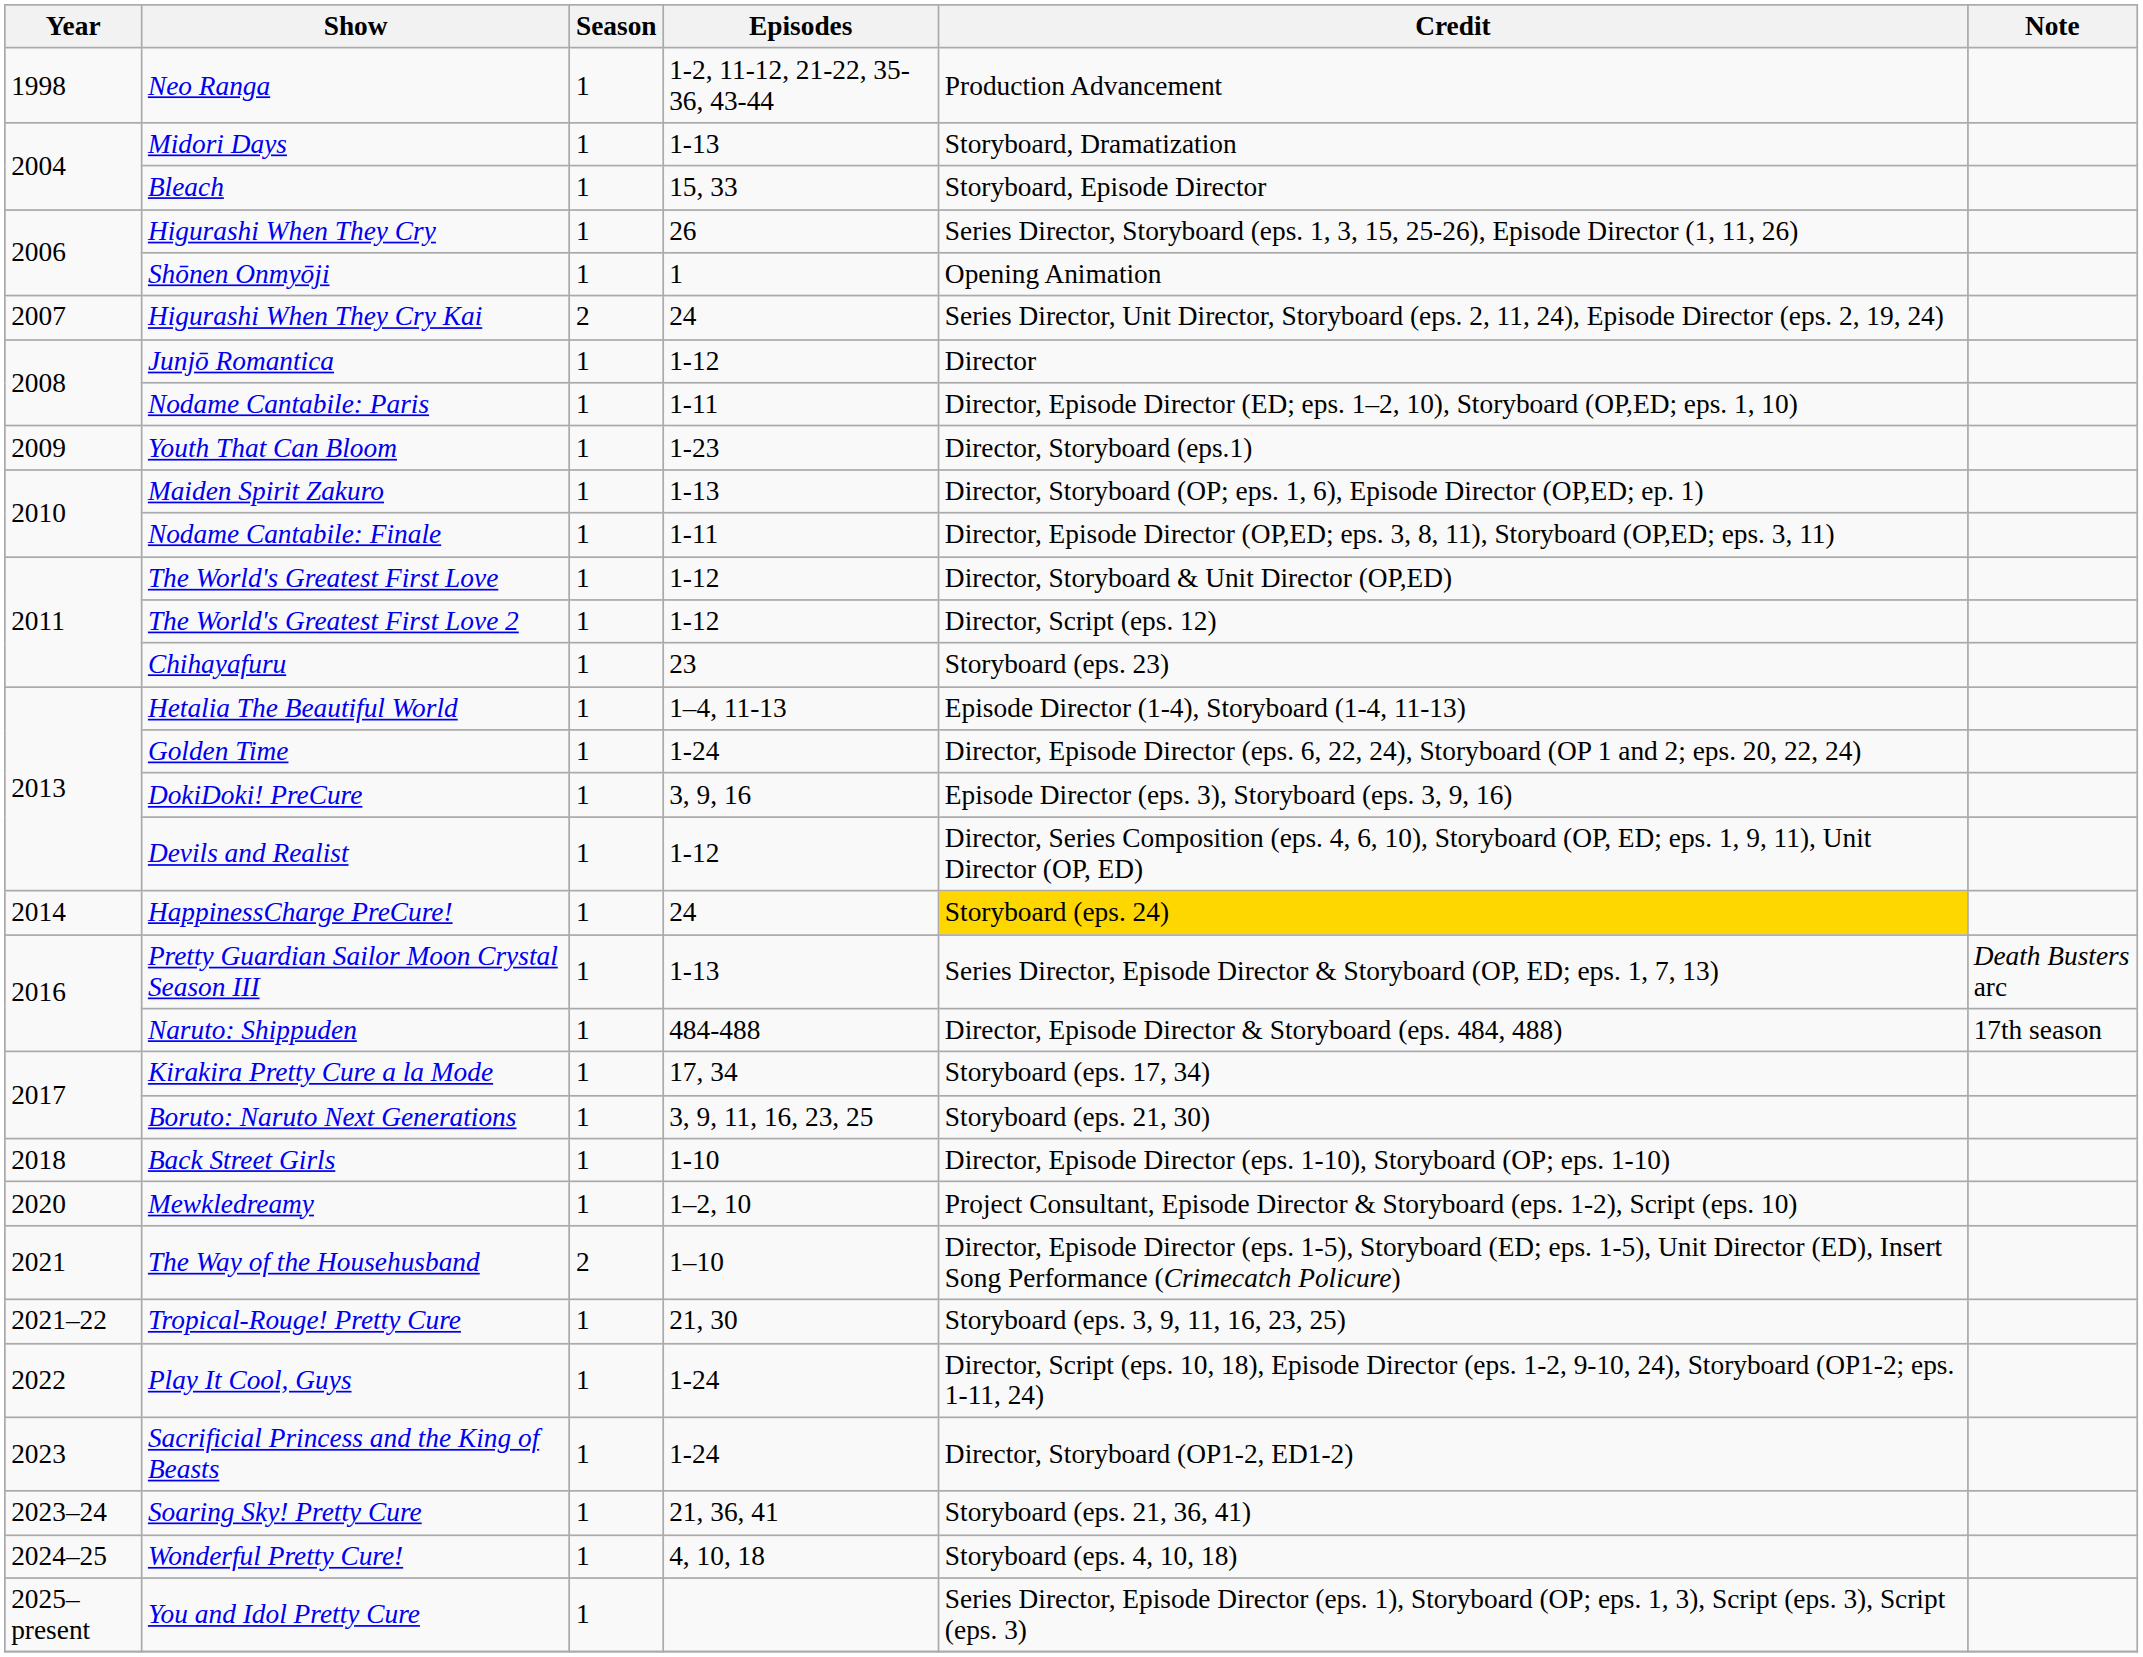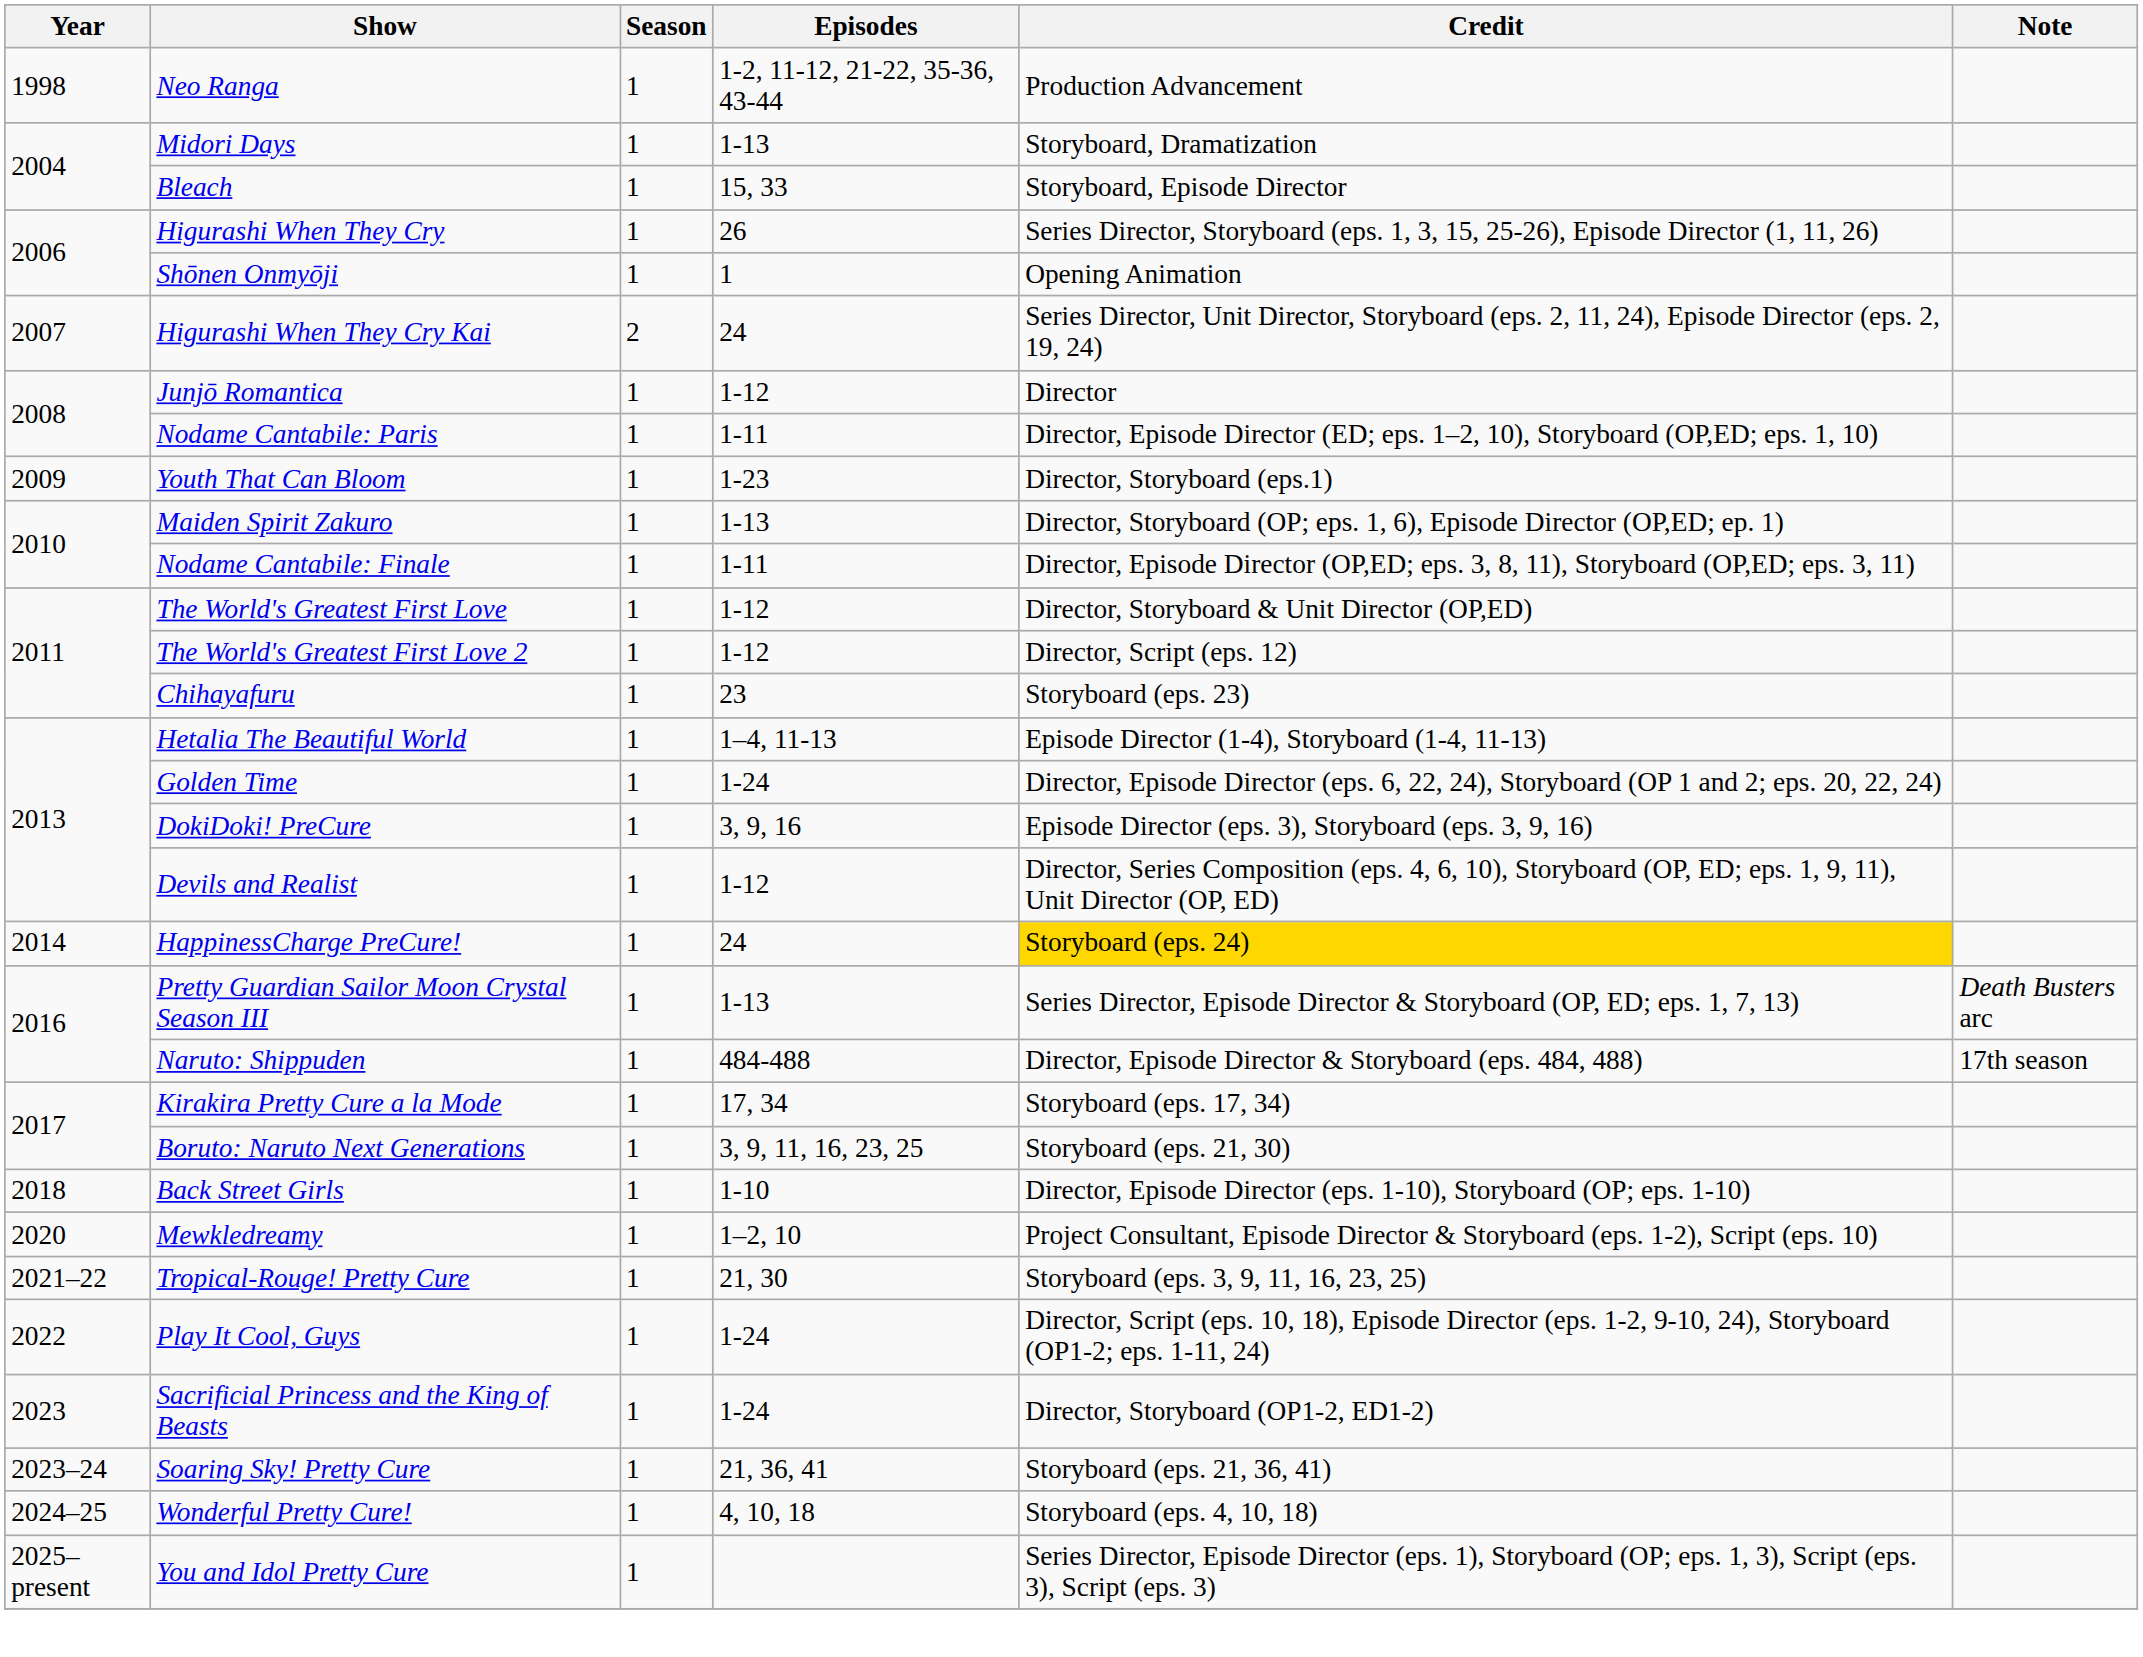- row: (314, 1262)
